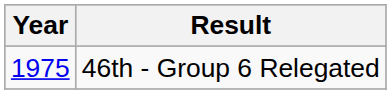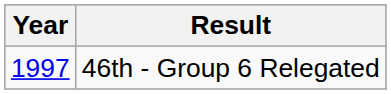(40, 67) 1975 -> (40, 67) 1997
